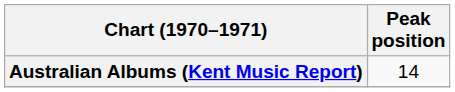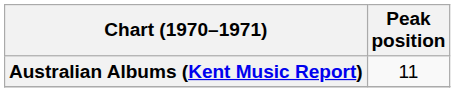(408, 71) 14 -> (408, 71) 11
